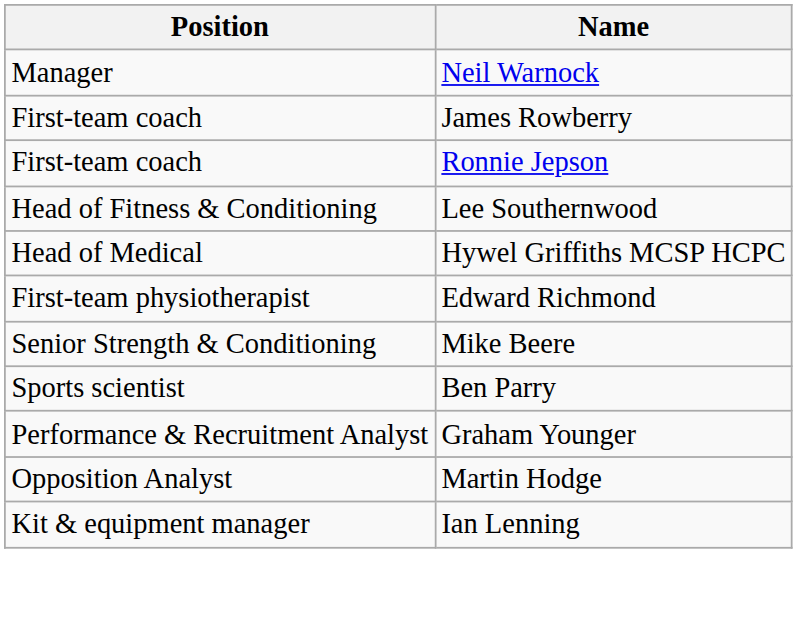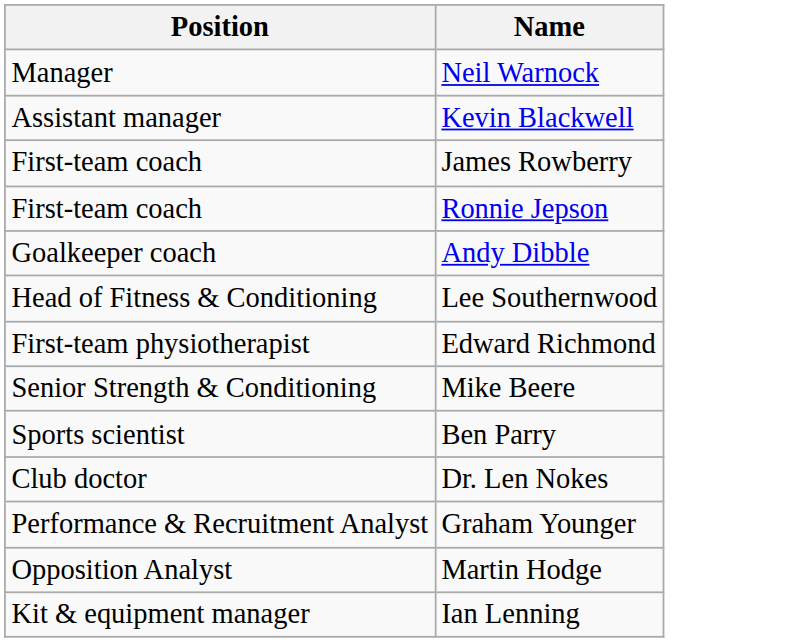+ row: (537, 117)
+ row: (515, 252)
- row: (613, 252)
+ row: (525, 478)
